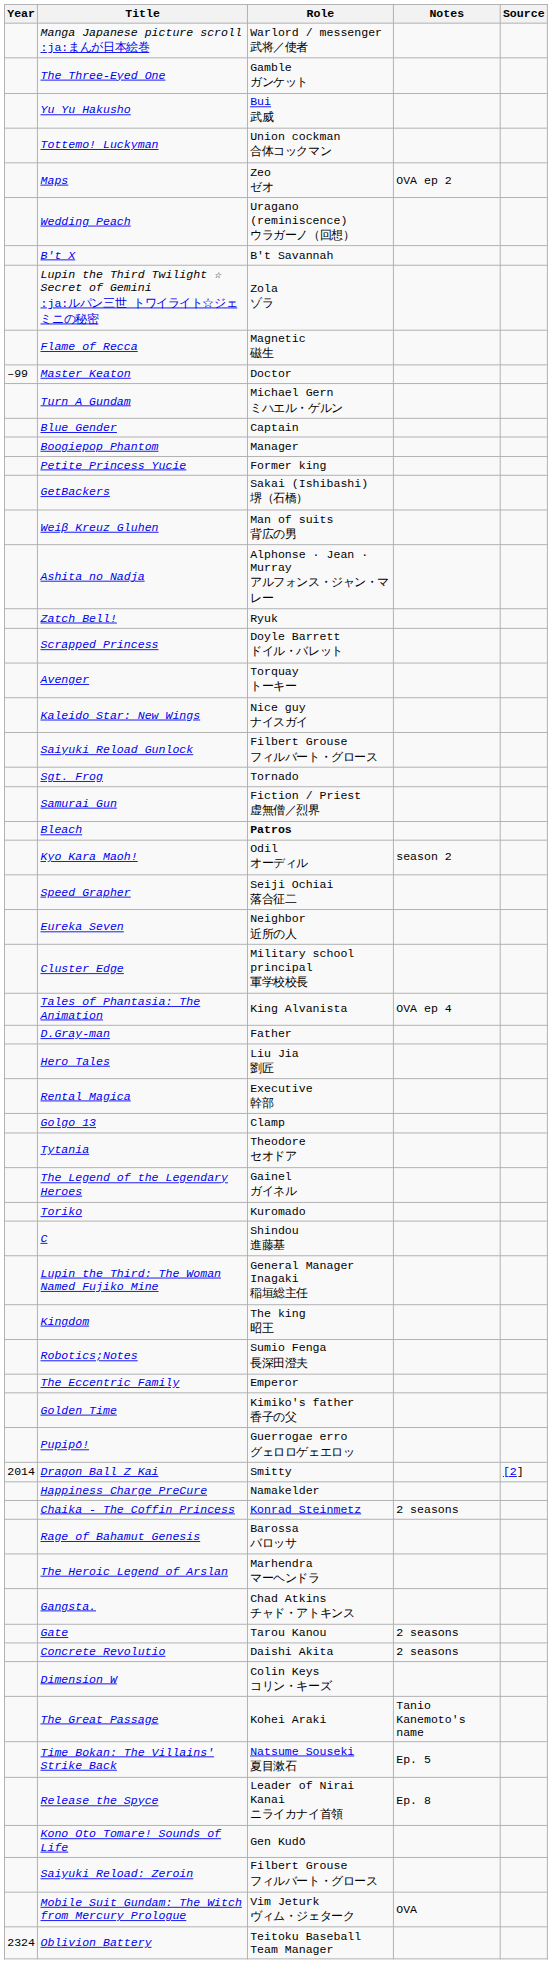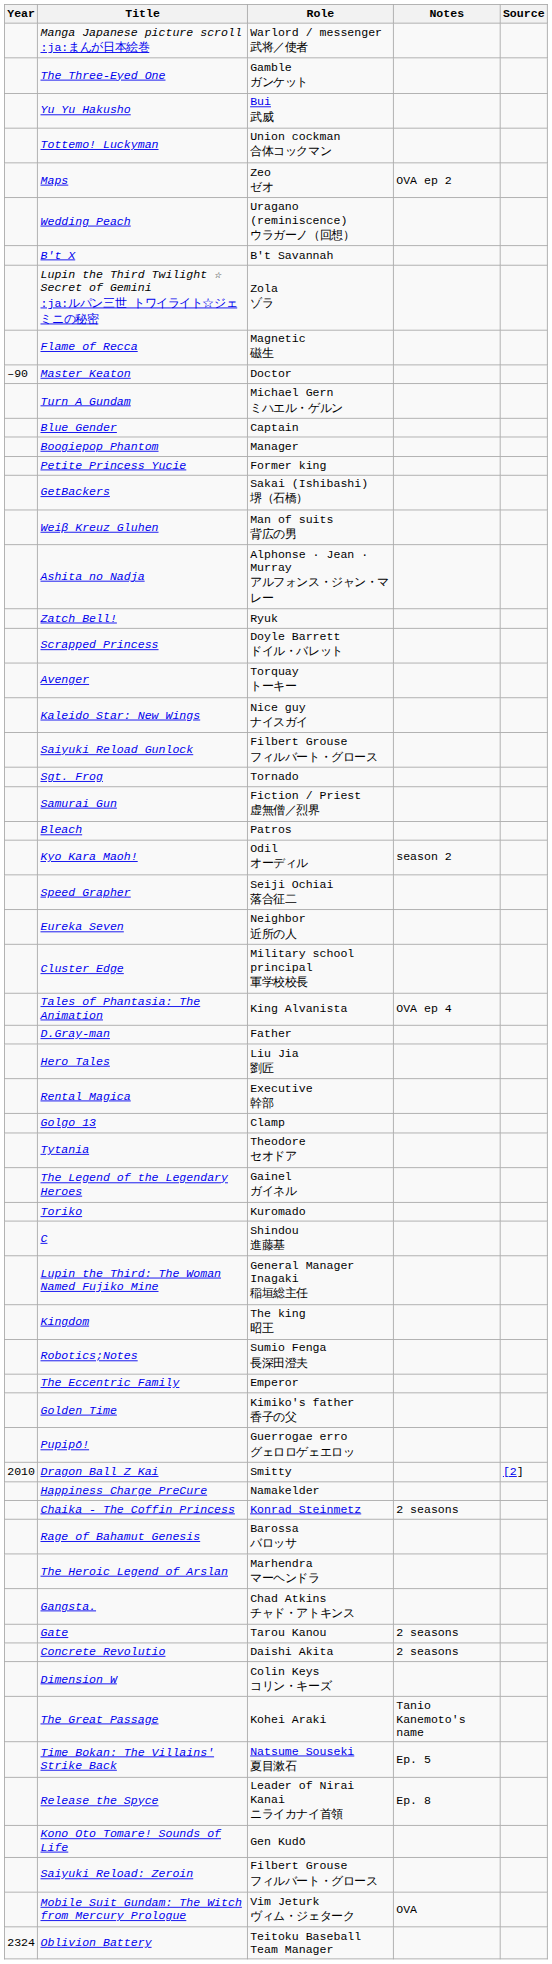(18, 374) –99 -> (18, 374) –90
(271, 831) bold -> (271, 831) normal
(21, 1472) 2014 -> (21, 1472) 2010
